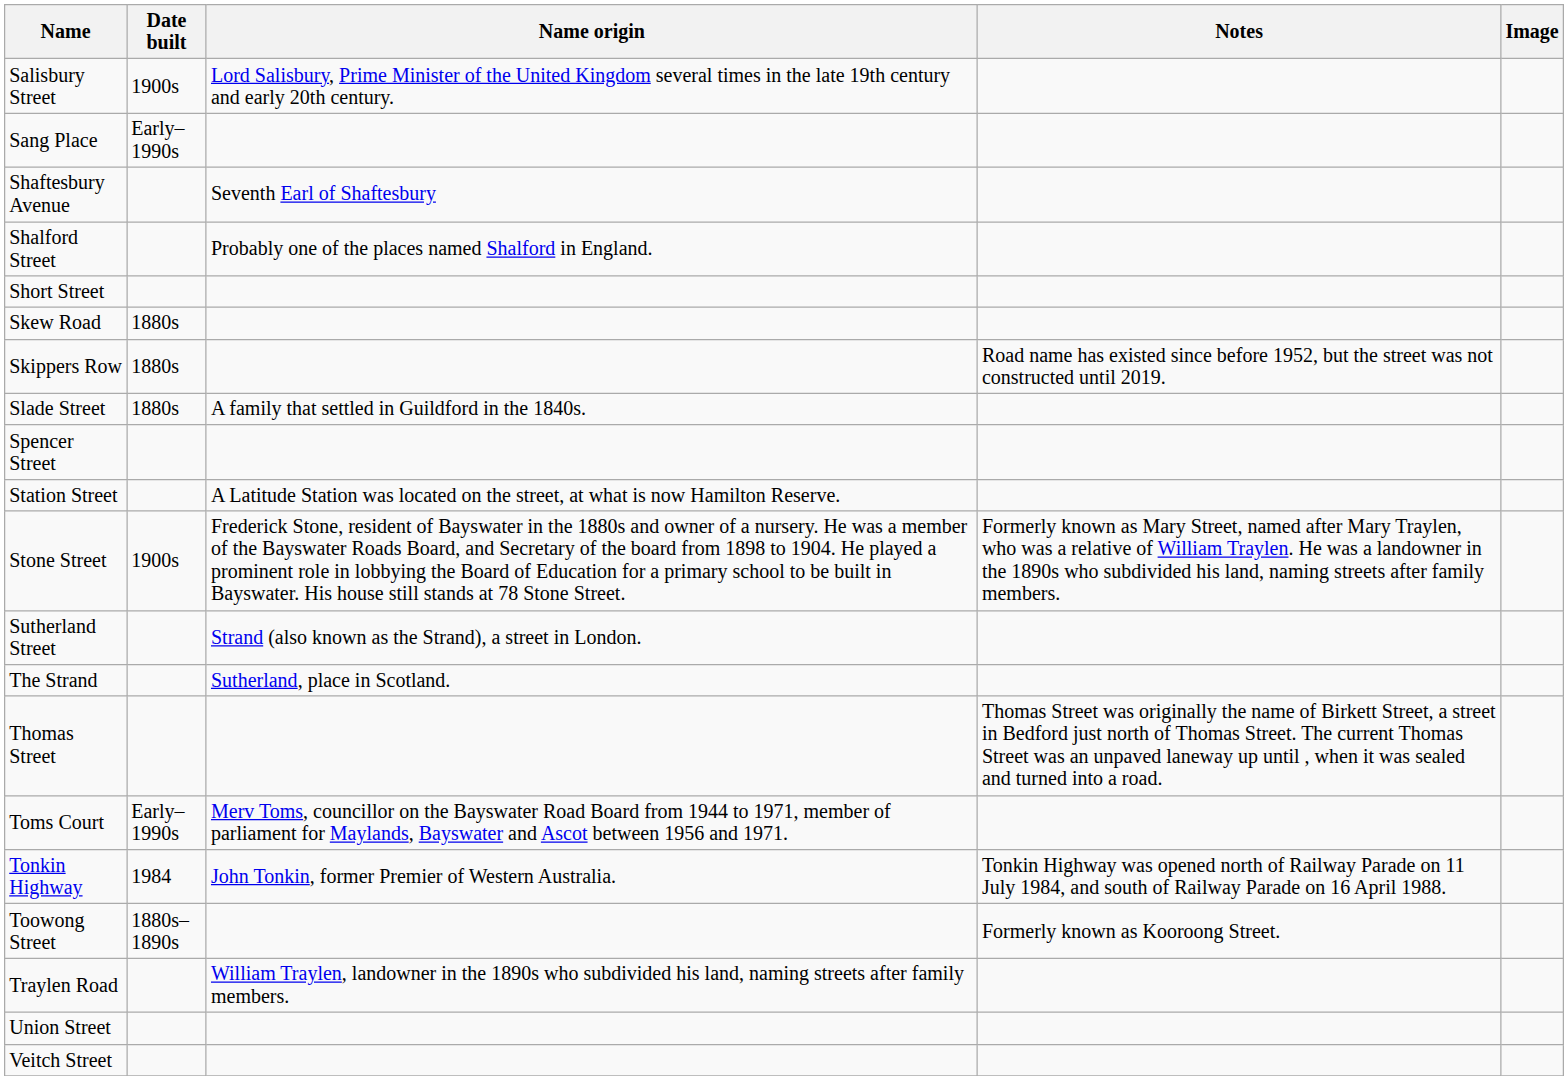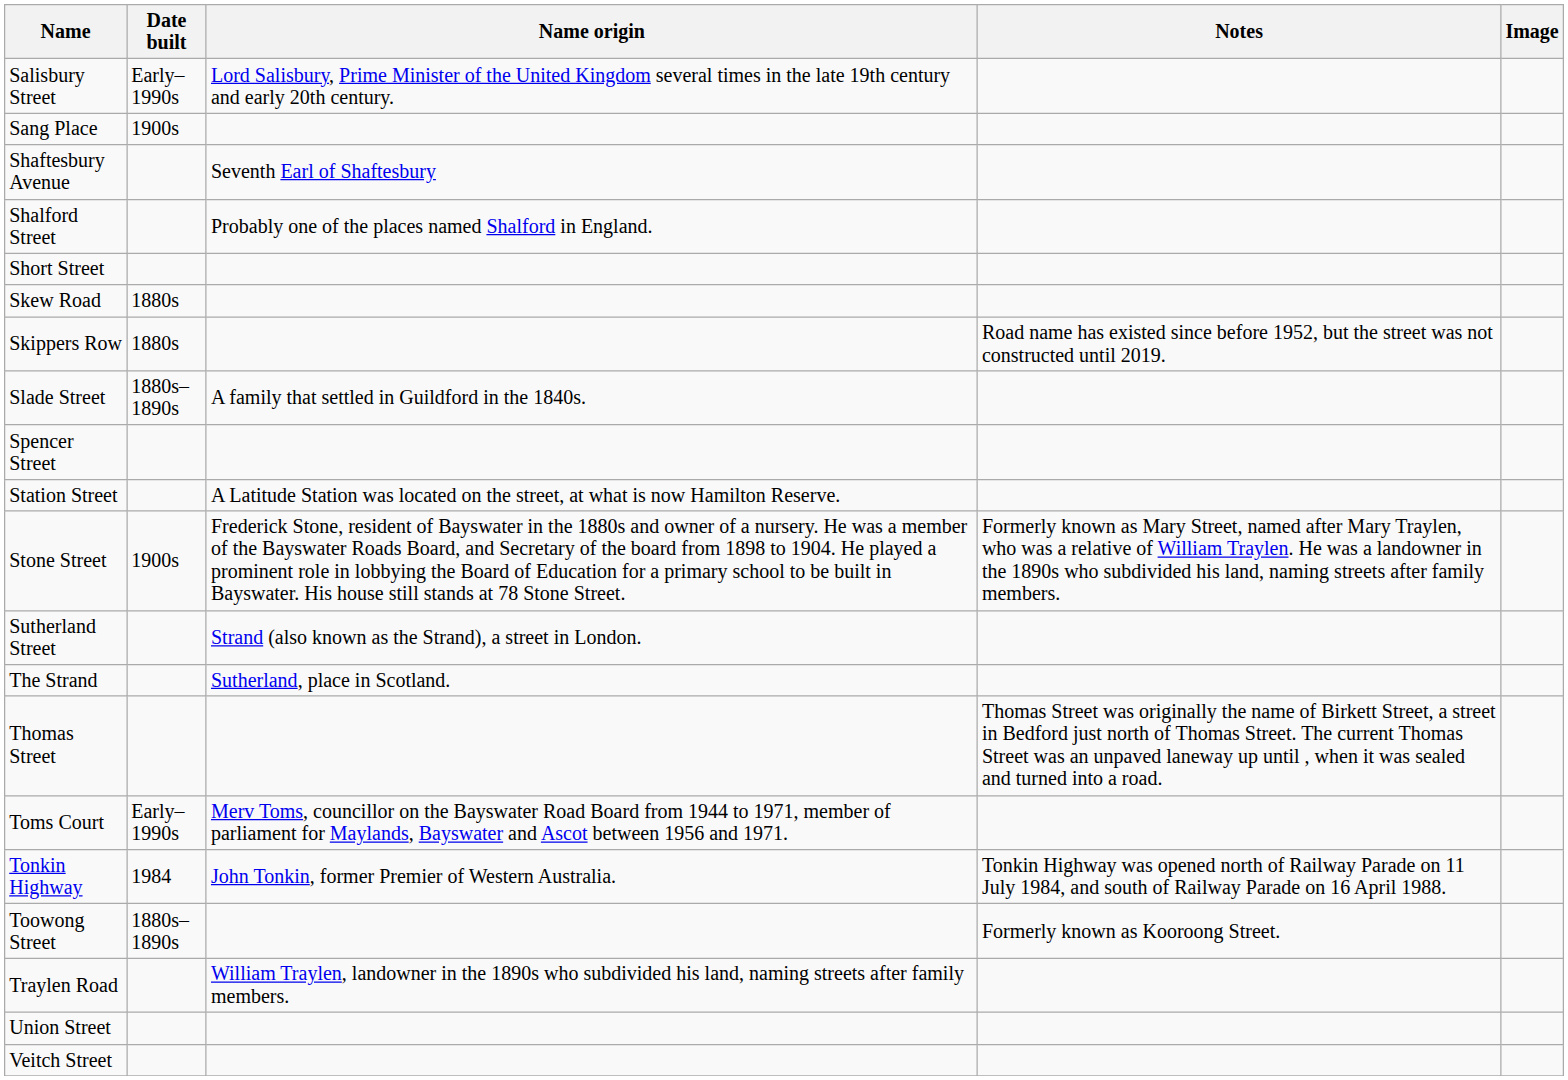(155, 85) 1900s -> (158, 85) Early–1990s
(158, 140) Early–1990s -> (155, 128) 1900s
(155, 409) 1880s -> (160, 397) 1880s–1890s
